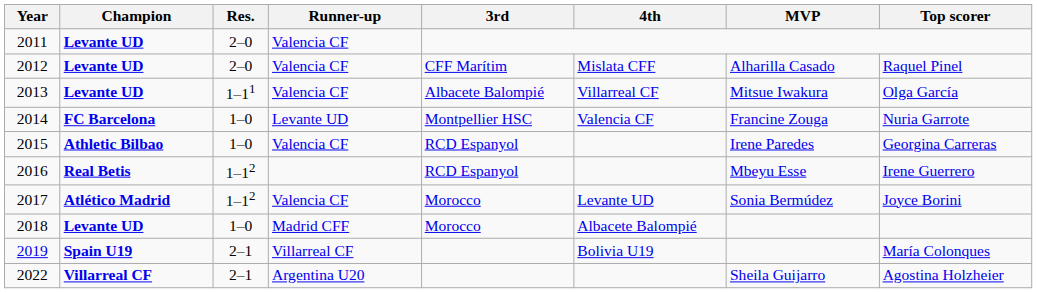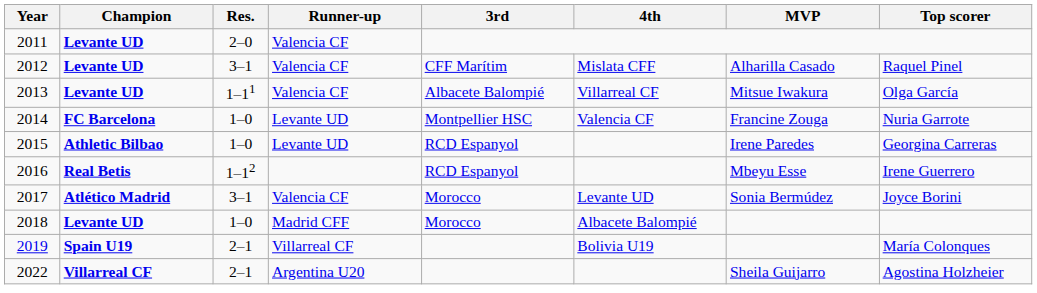(241, 66) 2–0 -> (241, 66) 3–1
(310, 144) Valencia CF -> (310, 144) Levante UD
(241, 199) 1–12 -> (241, 197) 3–1
